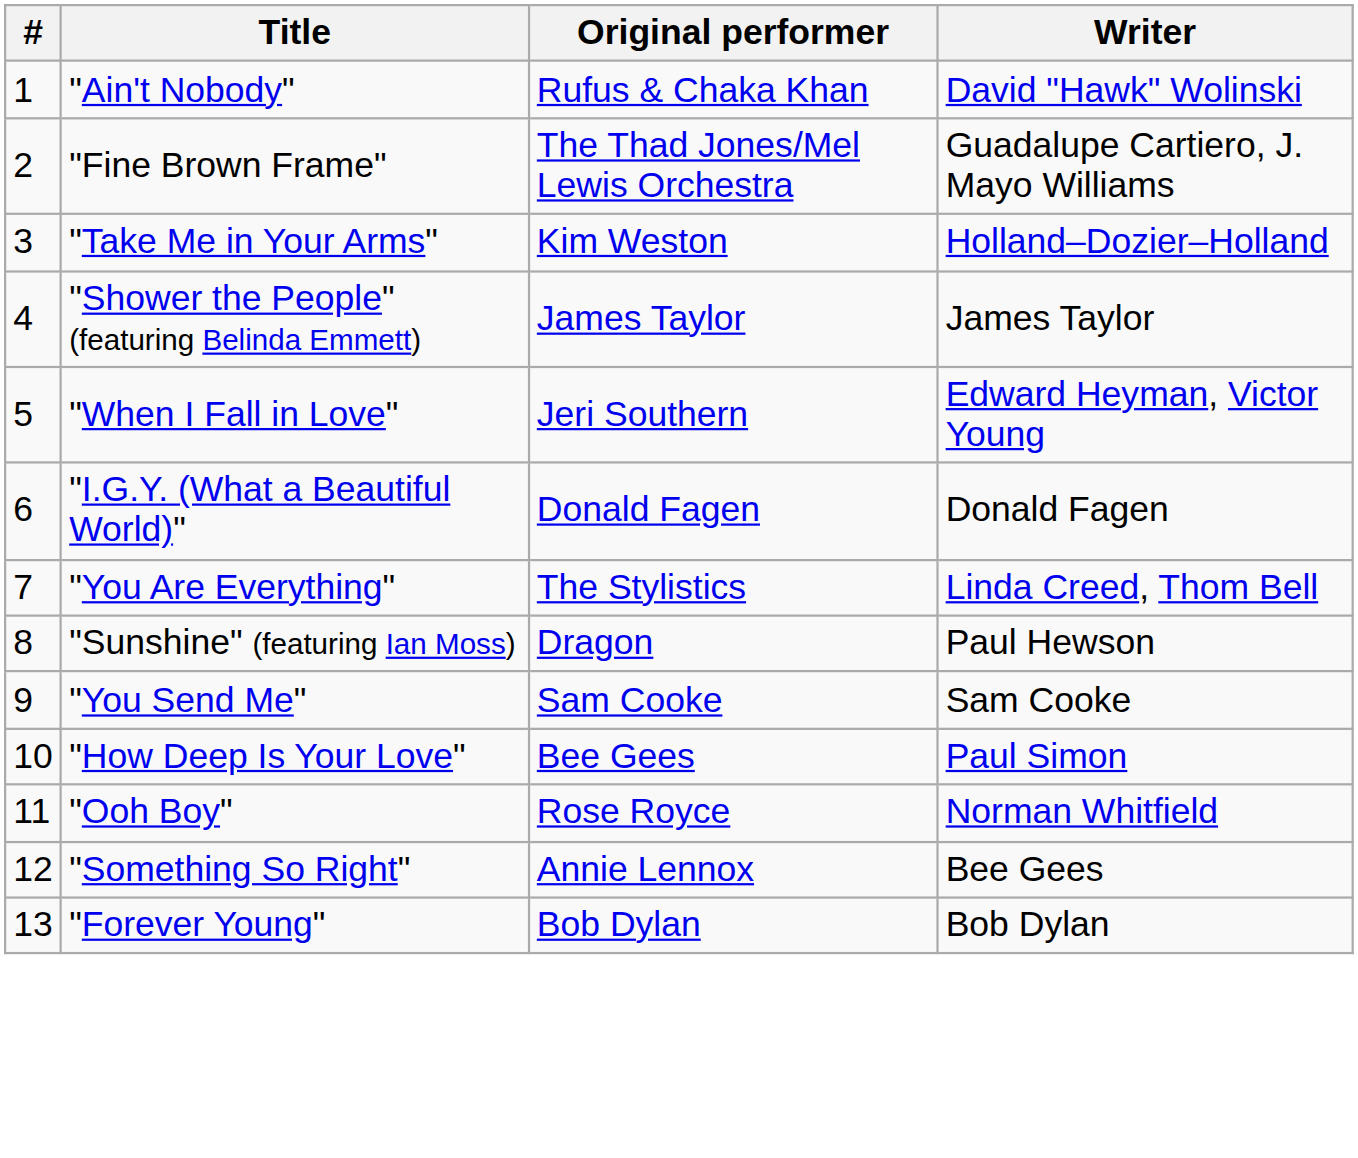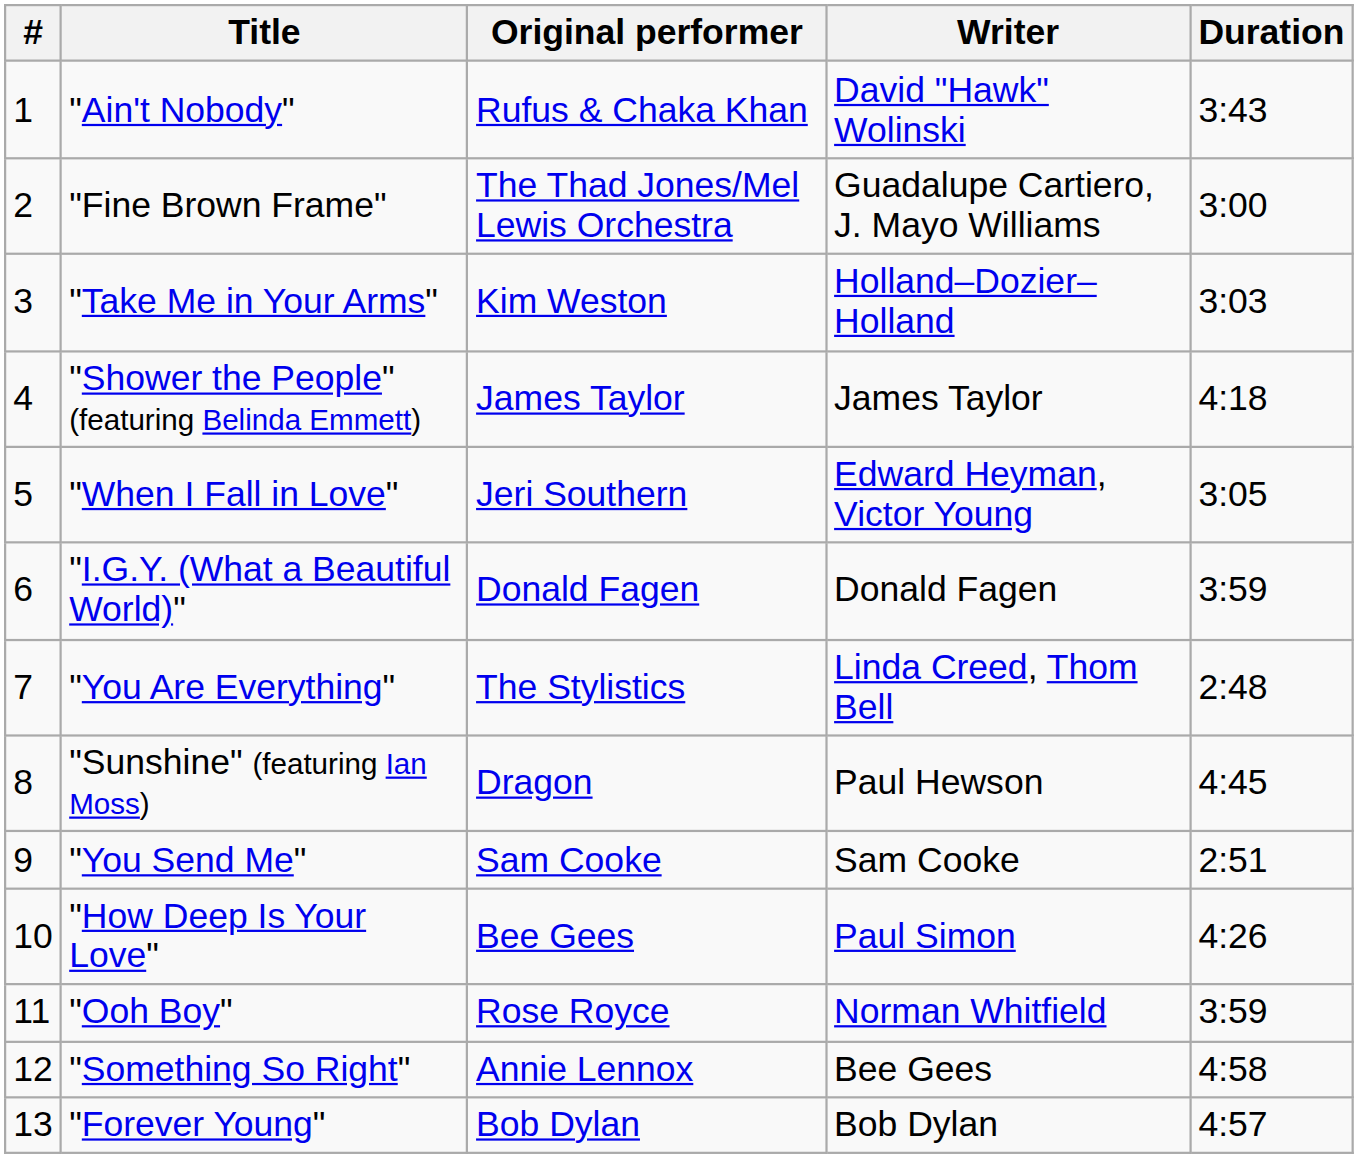+ column: (1271, 32)
